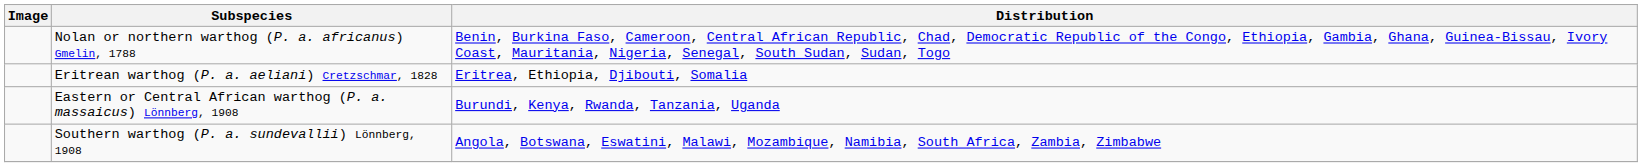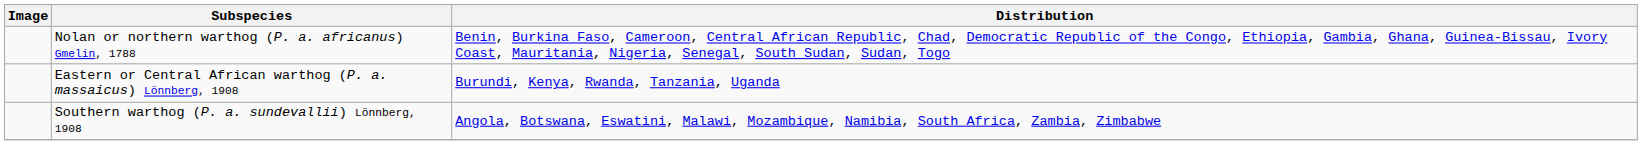- row: (246, 75)
